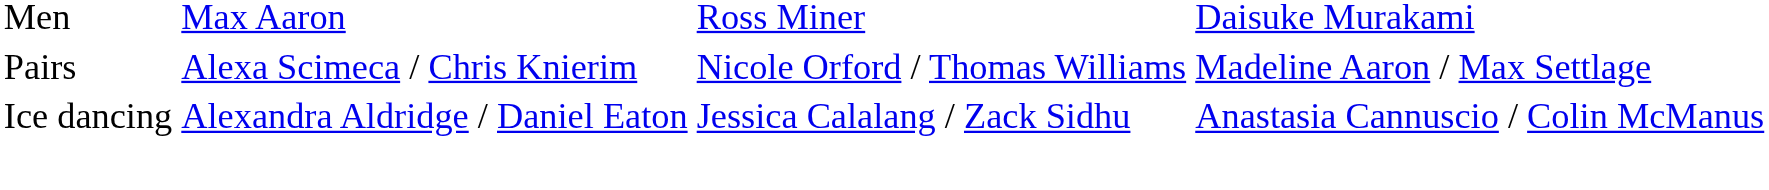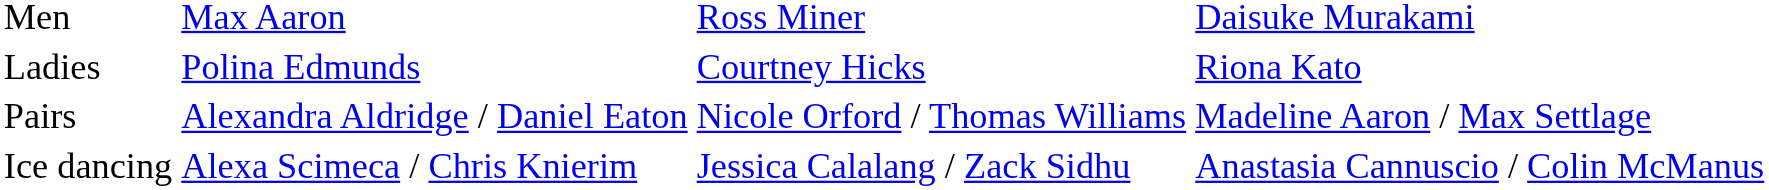+ row: (52, 66)
(409, 66) Alexa Scimeca / Chris Knierim -> (434, 116) Alexandra Aldridge / Daniel Eaton
(434, 116) Alexandra Aldridge / Daniel Eaton -> (409, 166) Alexa Scimeca / Chris Knierim
